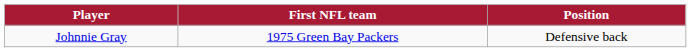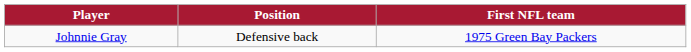columns swapped: (586, 15) <-> (333, 15)
